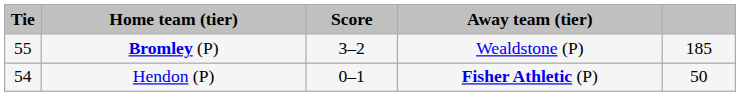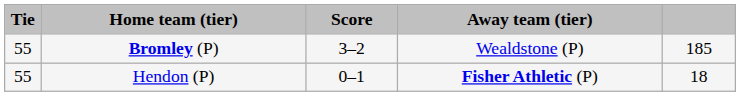(23, 77) 54 -> (23, 77) 55
(699, 77) 50 -> (699, 77) 18
